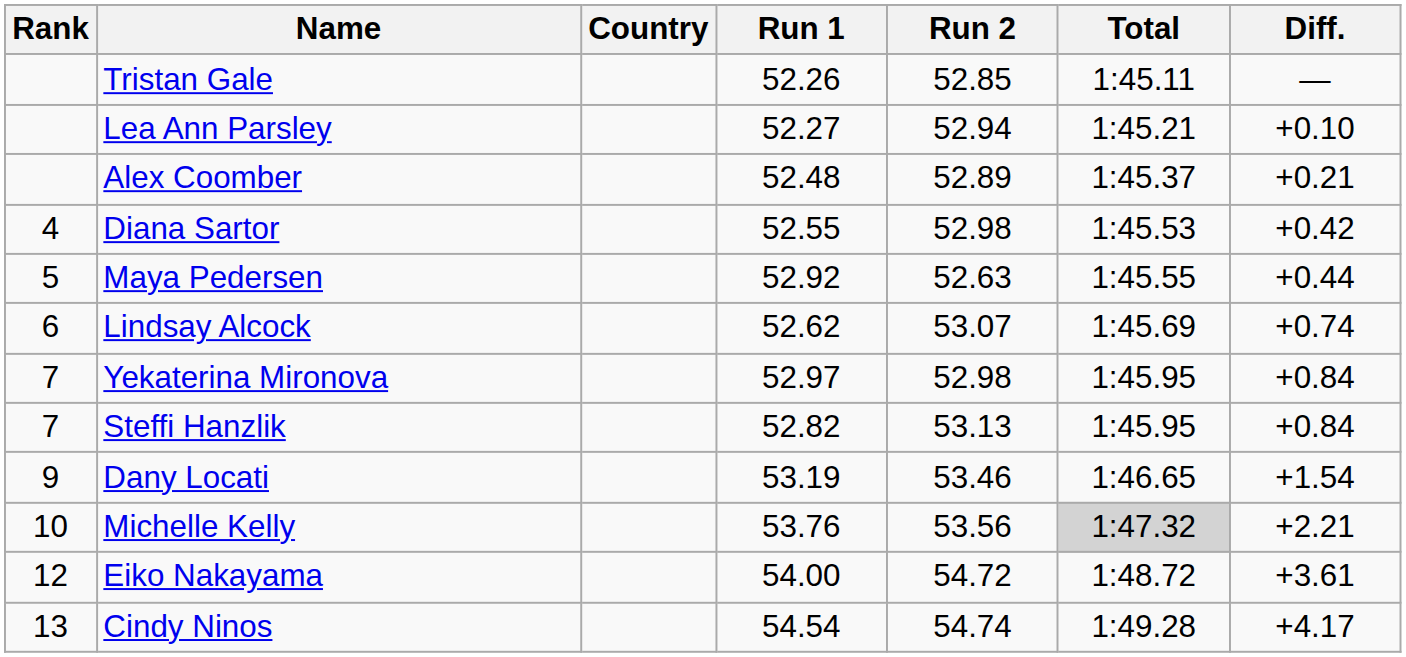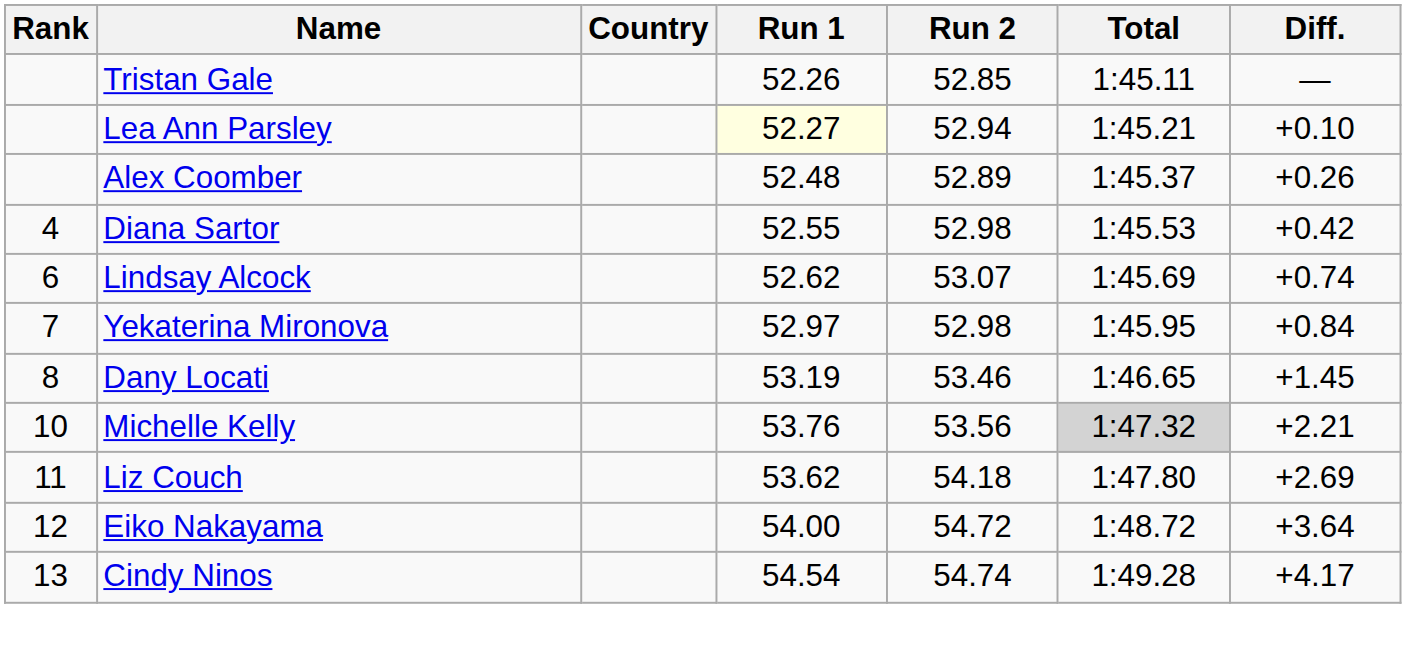(801, 128) no background -> (801, 128) lightyellow background
(1315, 178) +0.21 -> (1315, 178) +0.26
- row: (213, 278)
- row: (195, 427)
(51, 476) 9 -> (51, 377) 8
(1315, 476) +1.54 -> (1315, 377) +1.45
+ row: (173, 476)
(1315, 576) +3.61 -> (1315, 526) +3.64
